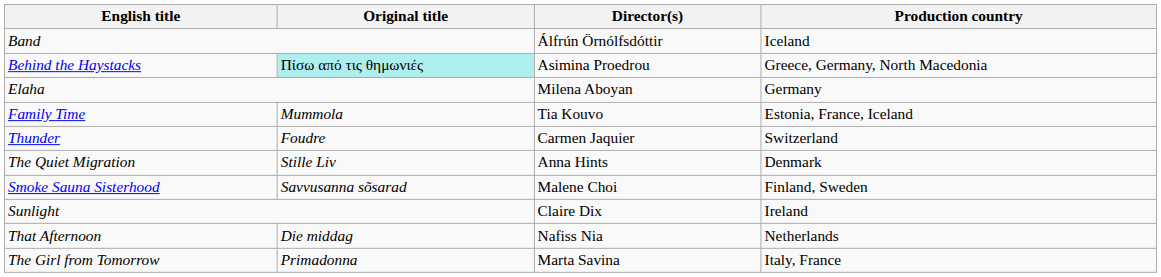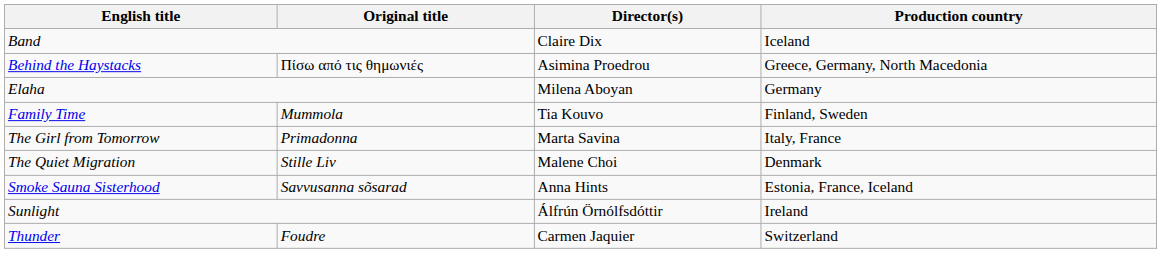(600, 41) Álfrún Örnólfsdóttir -> (570, 41) Claire Dix
(352, 65) paleturquoise background -> (352, 65) no background
(839, 114) Estonia, France, Iceland -> (816, 114) Finland, Sweden
rows swapped: (84, 260) <-> (34, 138)
(573, 162) Anna Hints -> (577, 162) Malene Choi
(577, 187) Malene Choi -> (573, 187) Anna Hints
(816, 187) Finland, Sweden -> (839, 187) Estonia, France, Iceland
(570, 211) Claire Dix -> (600, 211) Álfrún Örnólfsdóttir
- row: (55, 235)
